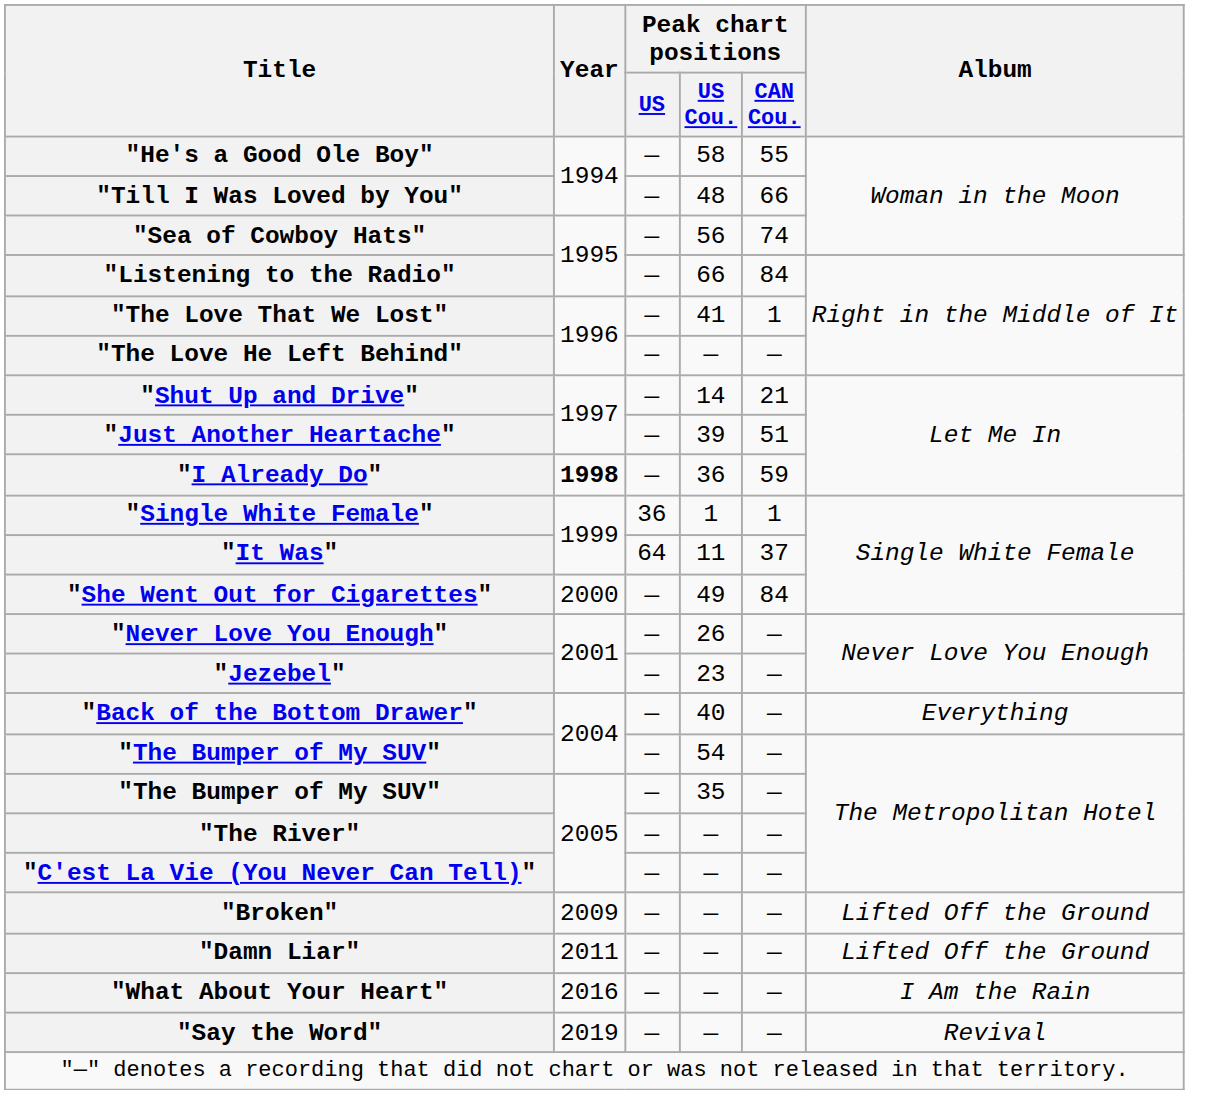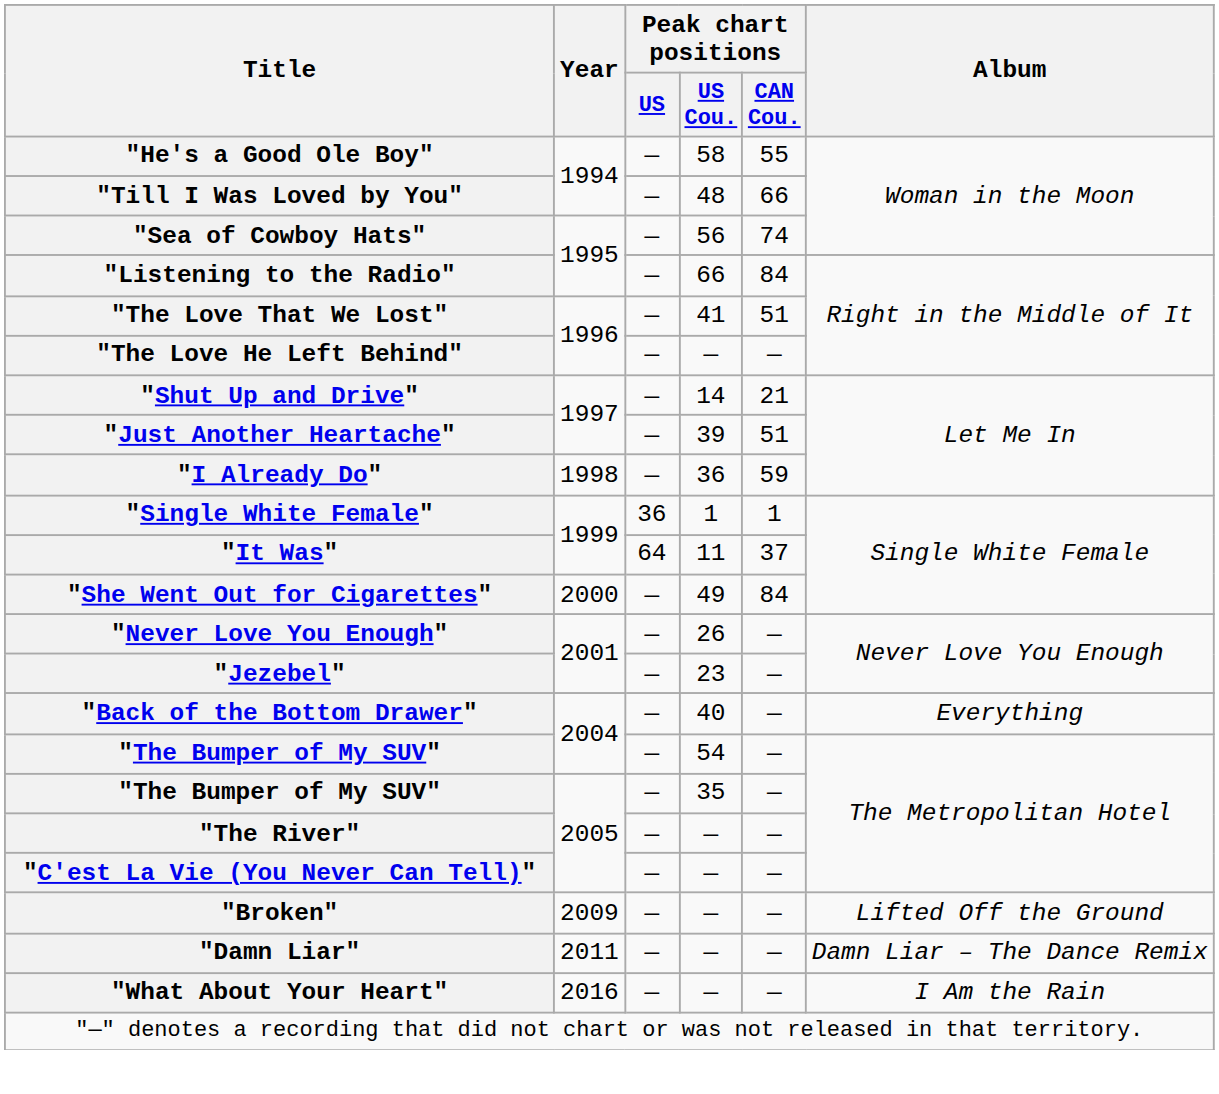(774, 315) 1 -> (774, 315) 51
(589, 475) bold -> (589, 475) normal
(995, 953) Lifted Off the Ground -> (1010, 953) Damn Liar – The Dance Remix
- row: (280, 1032)
